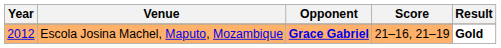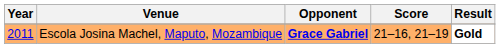(21, 34) 2012 -> (20, 34) 2011
